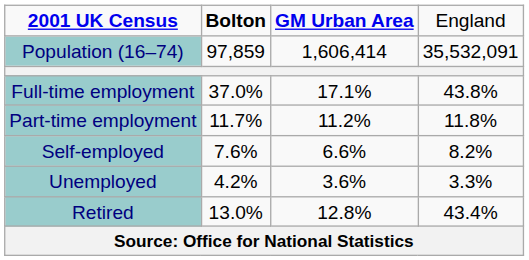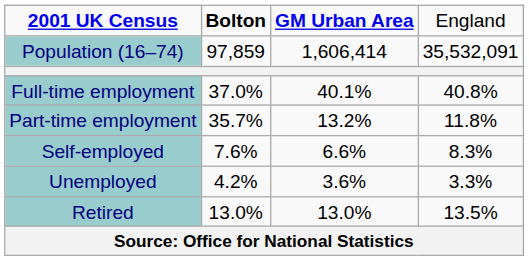(344, 90) 17.1% -> (344, 90) 40.1%
(471, 90) 43.8% -> (471, 90) 40.8%
(236, 121) 11.7% -> (236, 121) 35.7%
(344, 121) 11.2% -> (344, 121) 13.2%
(471, 151) 8.2% -> (471, 151) 8.3%
(344, 211) 12.8% -> (344, 211) 13.0%
(471, 211) 43.4% -> (471, 211) 13.5%
